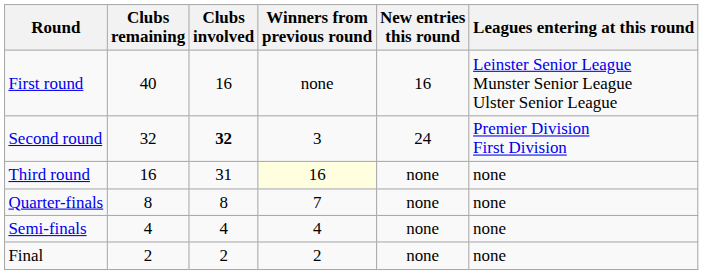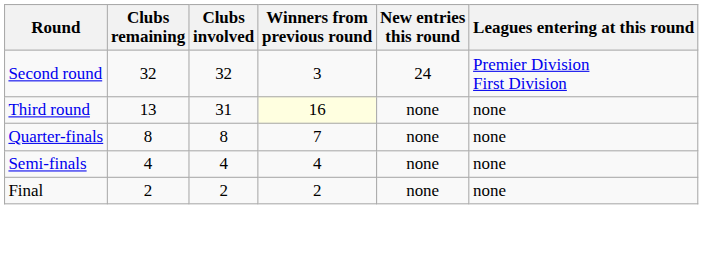- row: (46, 83)
(224, 138) bold -> (224, 73) normal
(148, 174) 16 -> (148, 109) 13
